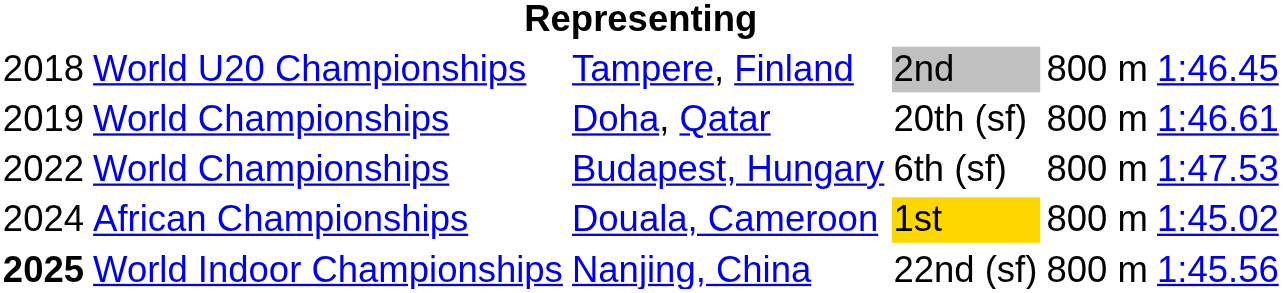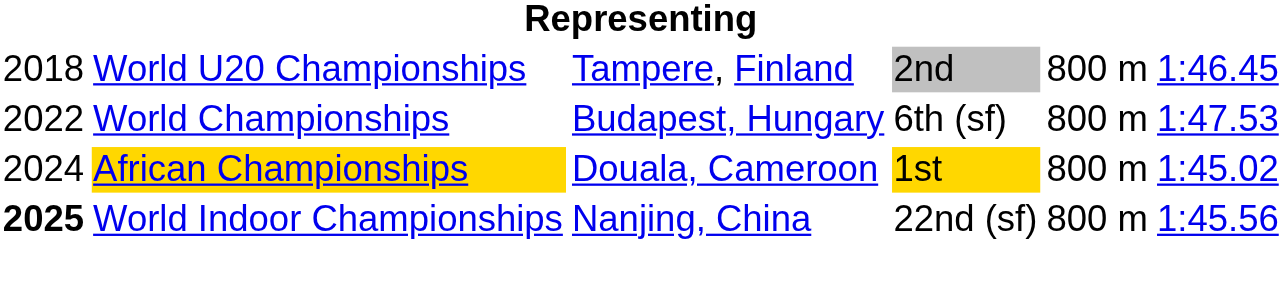- row: (671, 119)
(281, 219) no background -> (281, 169) gold background
